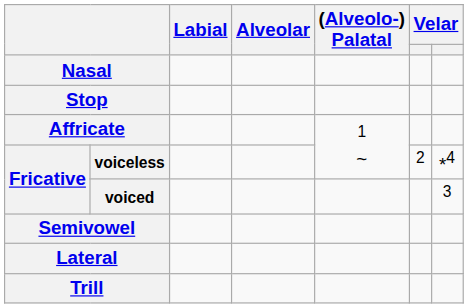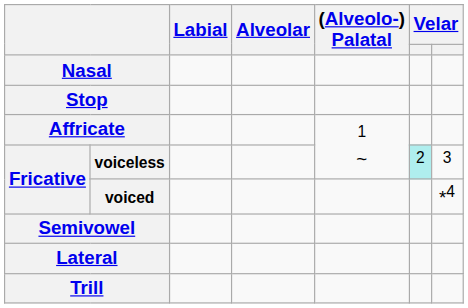(420, 157) no background -> (420, 157) paleturquoise background
(447, 161) *4 -> (447, 157) 3
(447, 192) 3 -> (447, 196) *4
